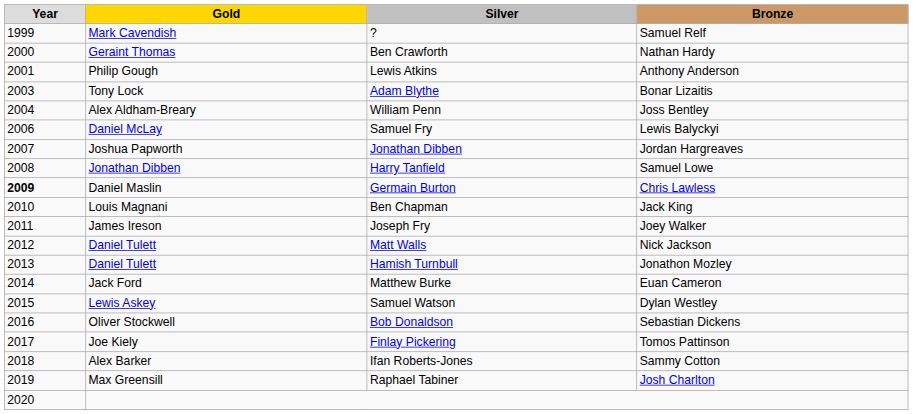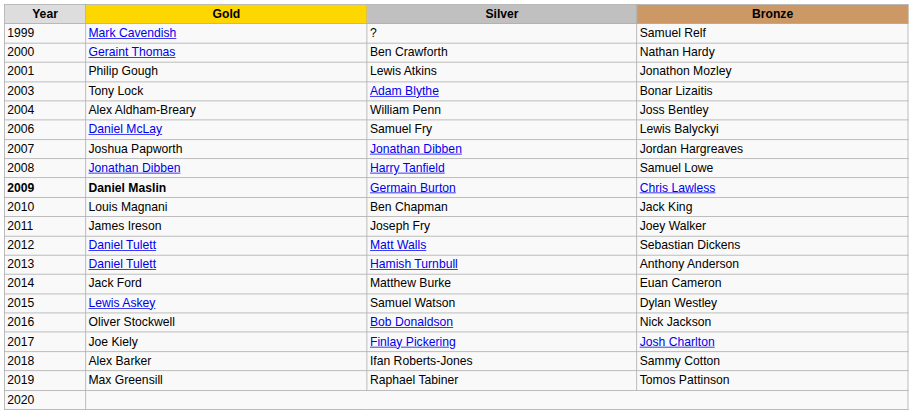(689, 71) Anthony Anderson -> (686, 71) Jonathon Mozley
(125, 187) normal -> (127, 187) bold
(675, 245) Nick Jackson -> (690, 245) Sebastian Dickens
(686, 264) Jonathon Mozley -> (689, 264) Anthony Anderson
(690, 322) Sebastian Dickens -> (675, 322) Nick Jackson
(685, 341) Tomos Pattinson -> (677, 341) Josh Charlton
(677, 380) Josh Charlton -> (685, 380) Tomos Pattinson
